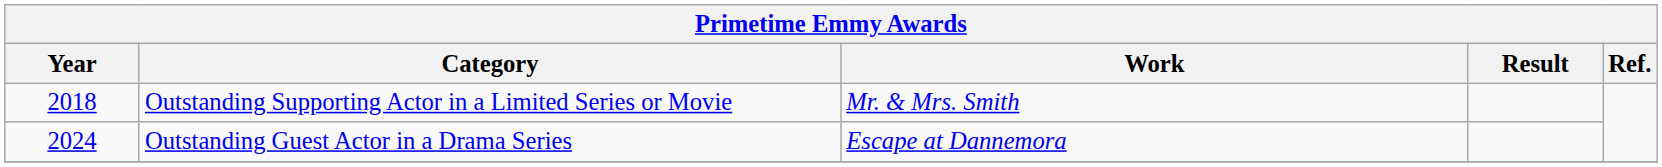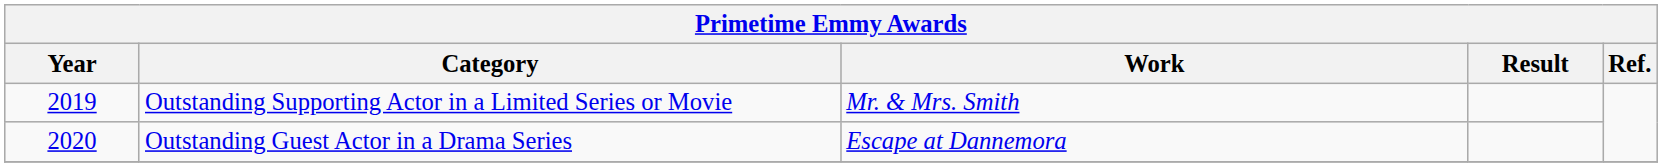(72, 102) 2018 -> (72, 102) 2019
(72, 141) 2024 -> (72, 141) 2020
